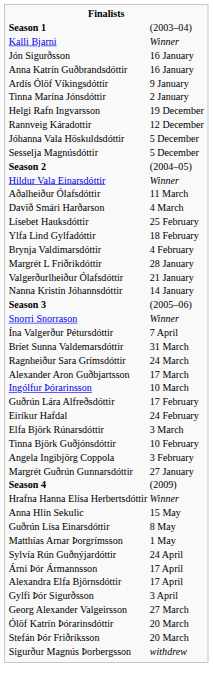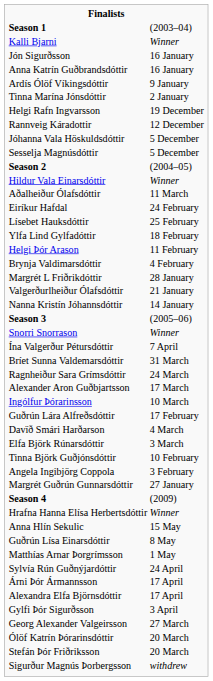rows swapped: (57, 208) <-> (38, 416)
+ row: (44, 250)
